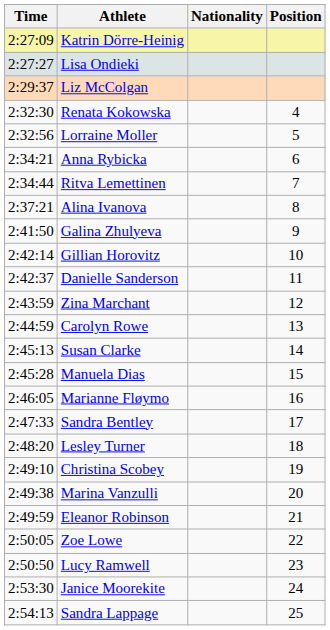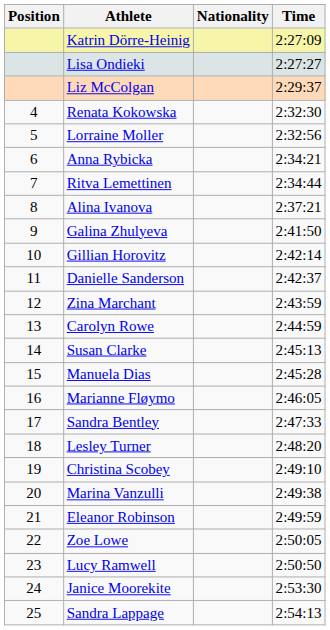columns swapped: (296, 16) <-> (31, 16)
